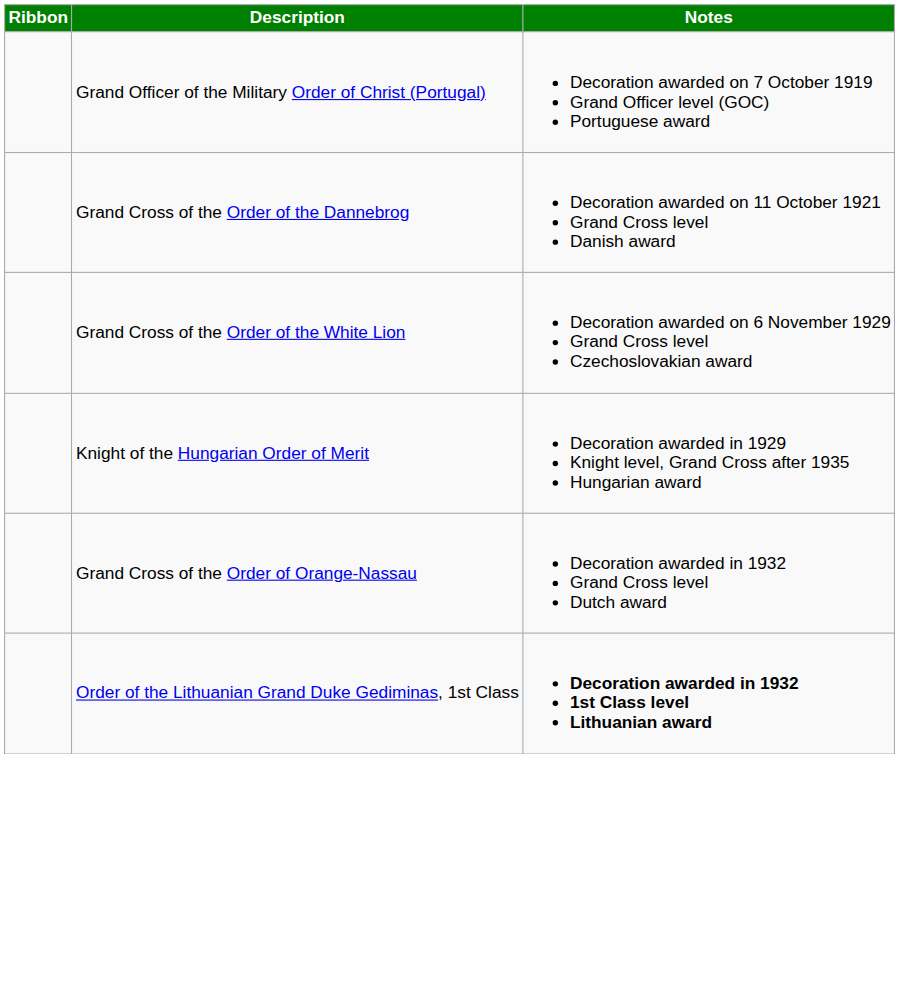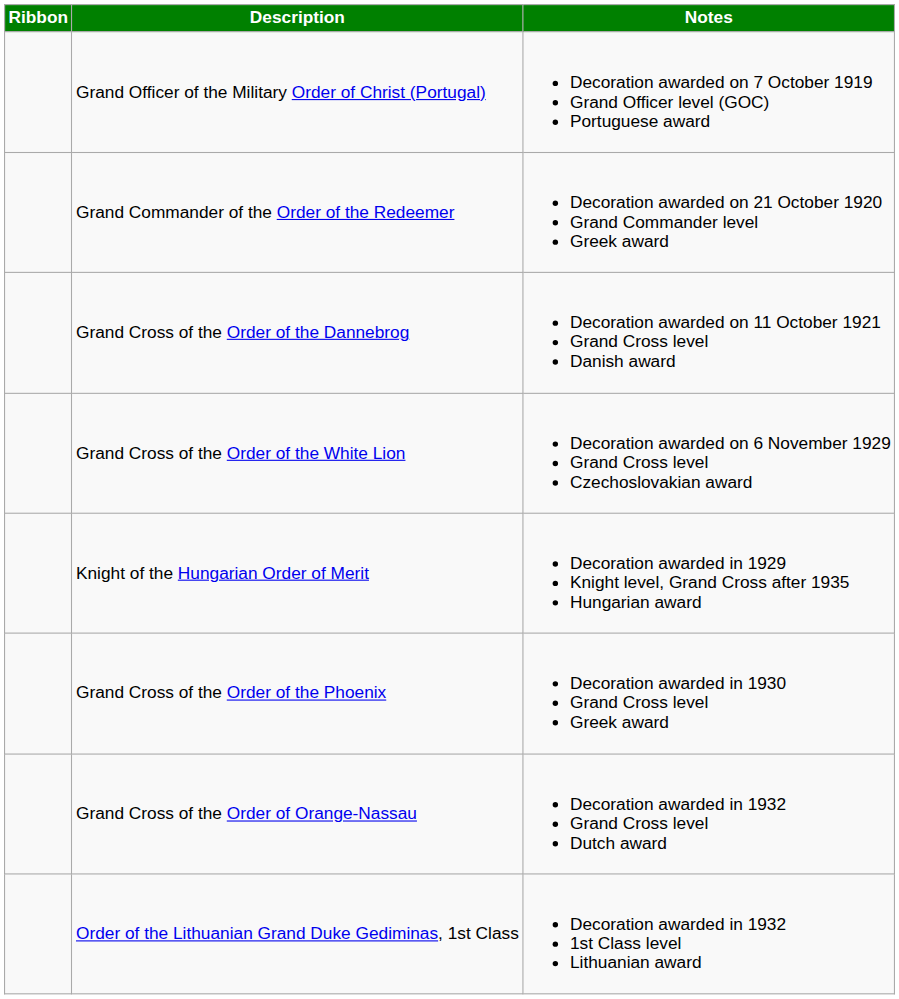+ row: (265, 212)
+ row: (231, 693)
(709, 703) bold -> (709, 944) normal
